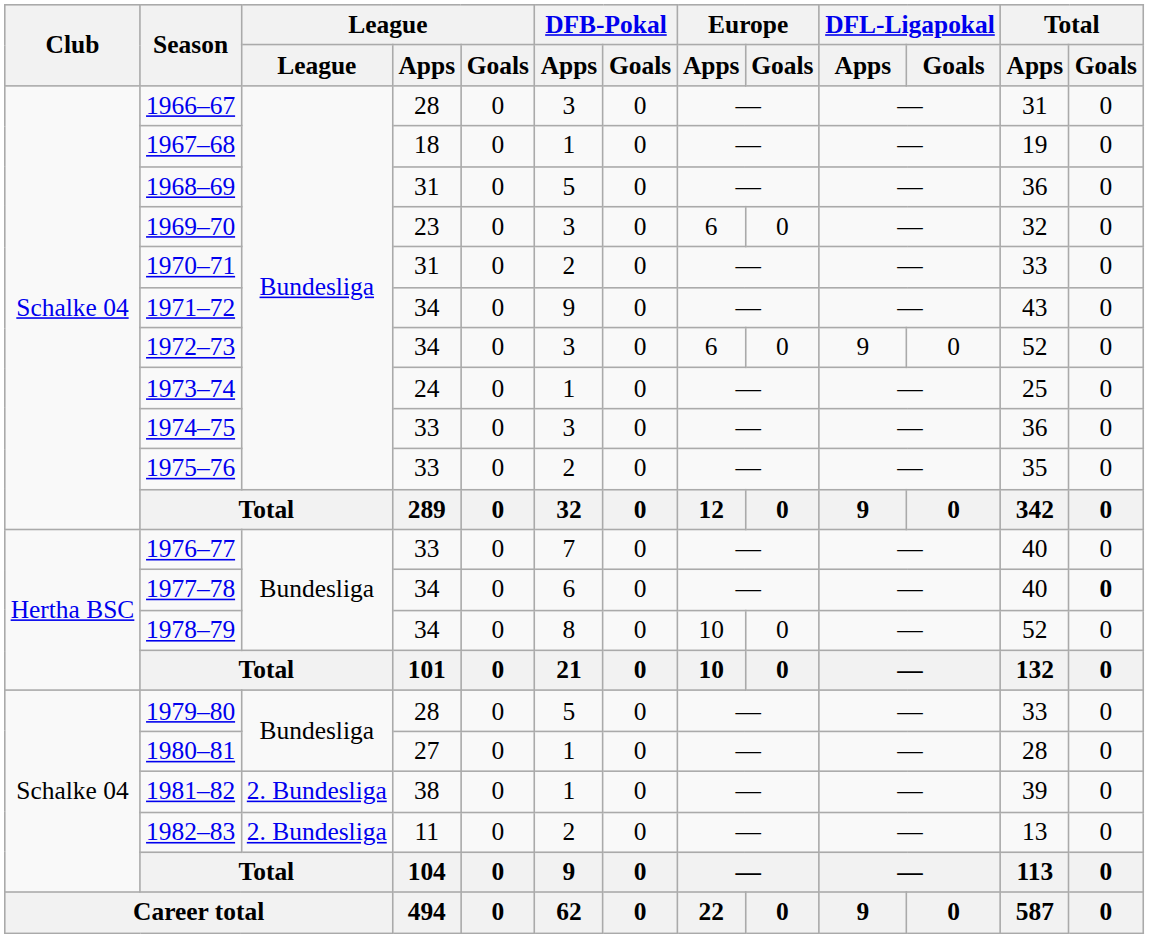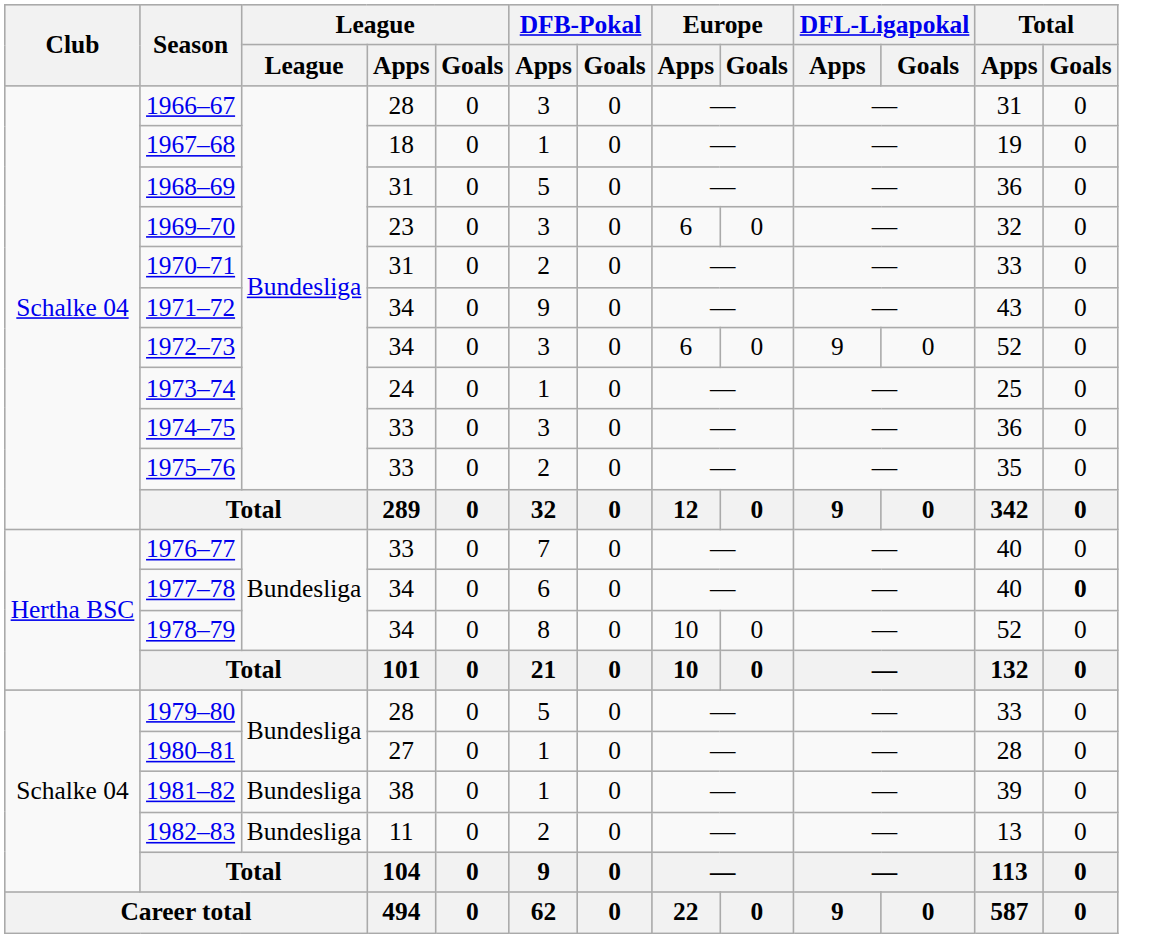(317, 791) 2. Bundesliga -> (304, 791) Bundesliga
(317, 831) 2. Bundesliga -> (304, 831) Bundesliga
